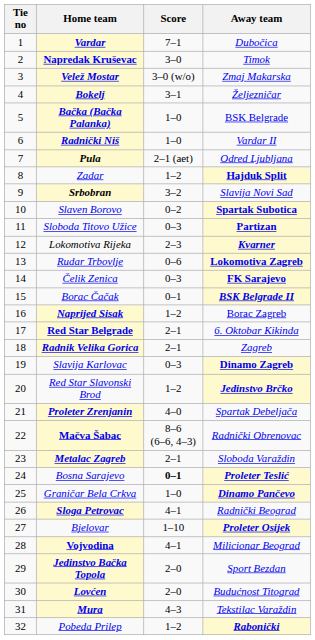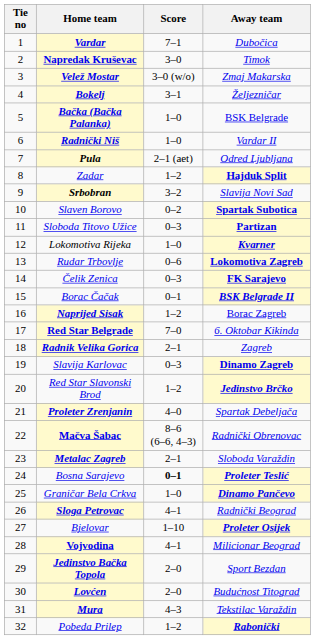(173, 244) 2–3 -> (173, 244) 1–0
(173, 330) 2–1 -> (173, 330) 7–0
